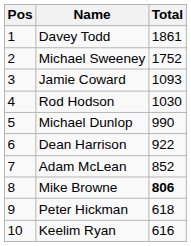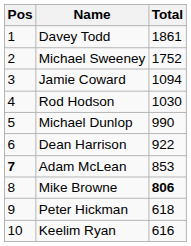(167, 79) 1093 -> (167, 79) 1094
(11, 166) normal -> (11, 166) bold
(163, 166) 852 -> (163, 166) 853
